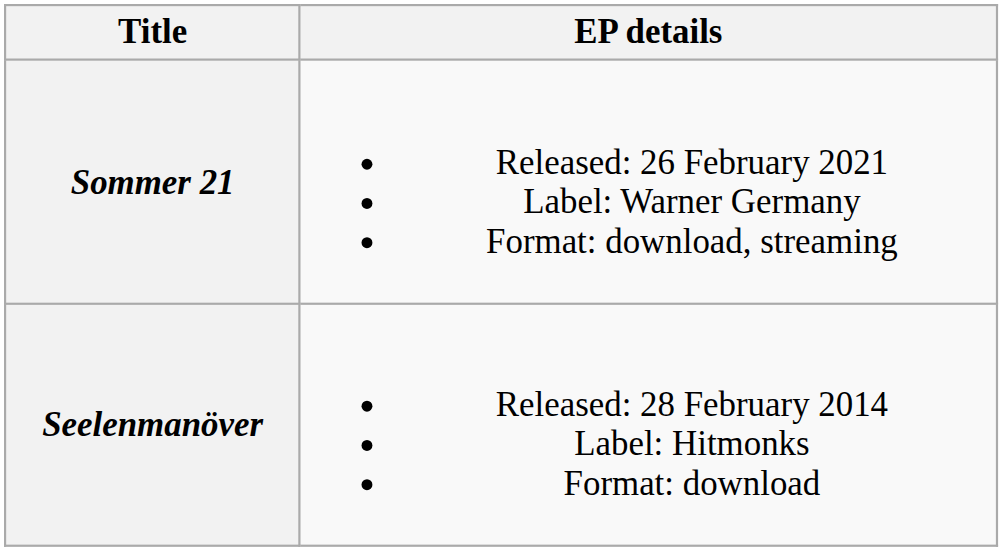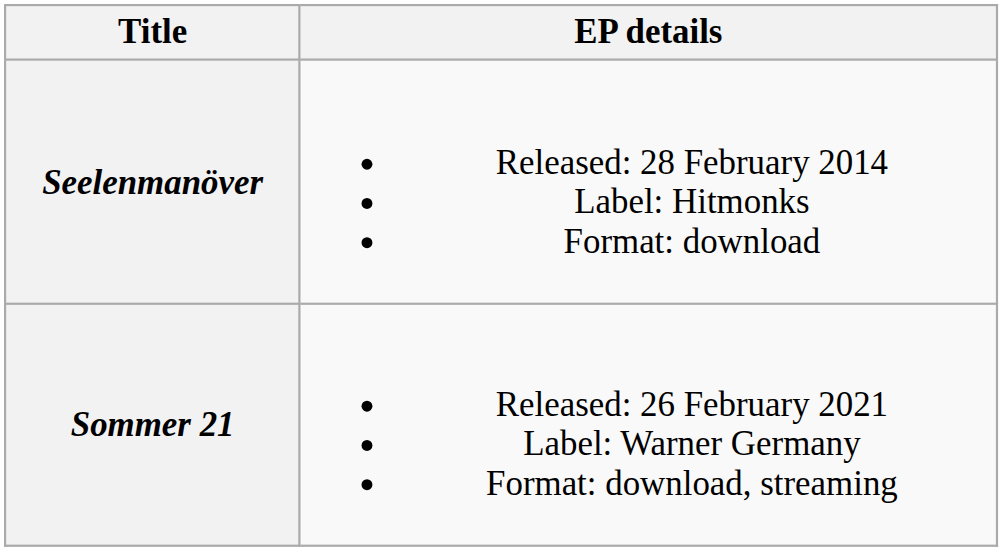rows swapped: (153, 424) <-> (153, 181)
